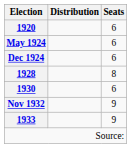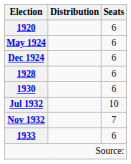(114, 74) 8 -> (114, 74) 6
+ row: (26, 105)
(114, 105) 9 -> (114, 120) 7
(114, 120) 9 -> (114, 136) 6
